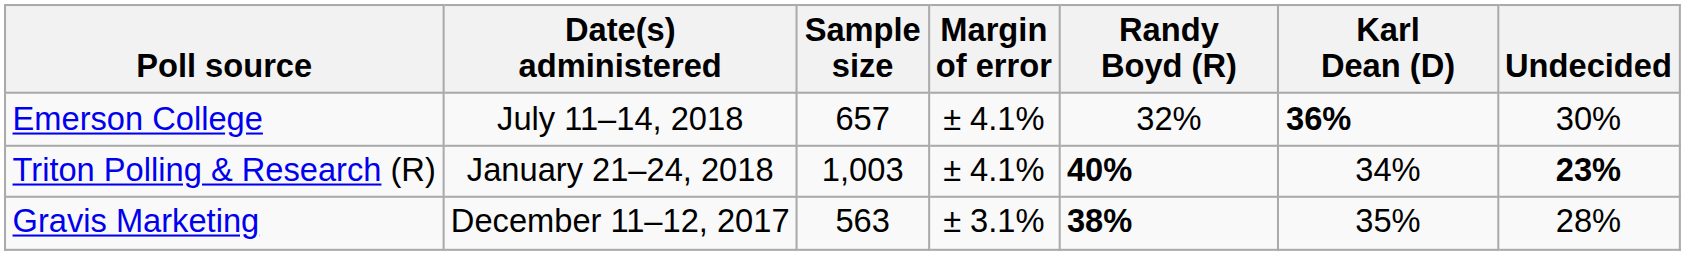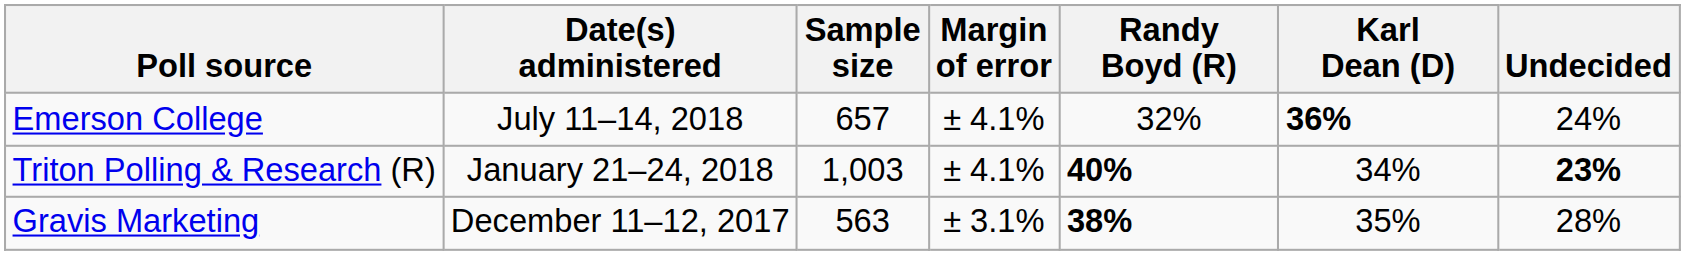(1588, 118) 30% -> (1588, 118) 24%
